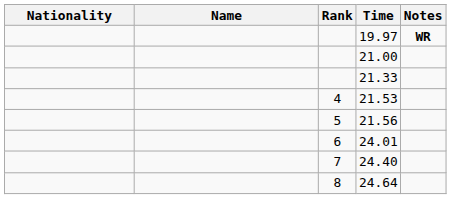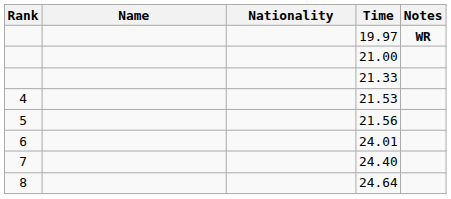columns swapped: (337, 15) <-> (69, 15)
